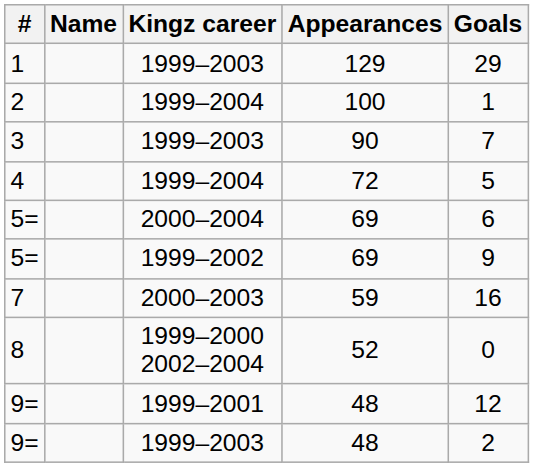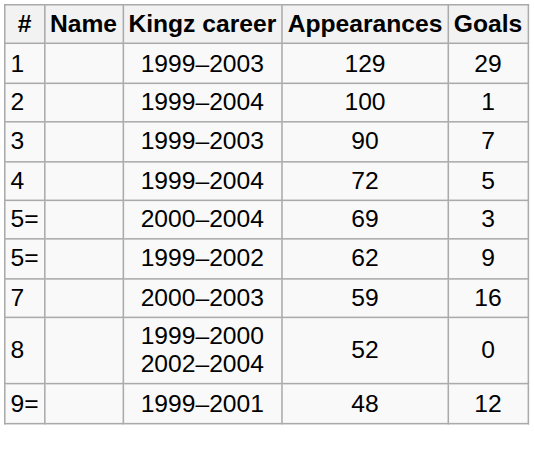(488, 219) 6 -> (488, 219) 3
(365, 258) 69 -> (365, 258) 62
- row: (25, 442)
